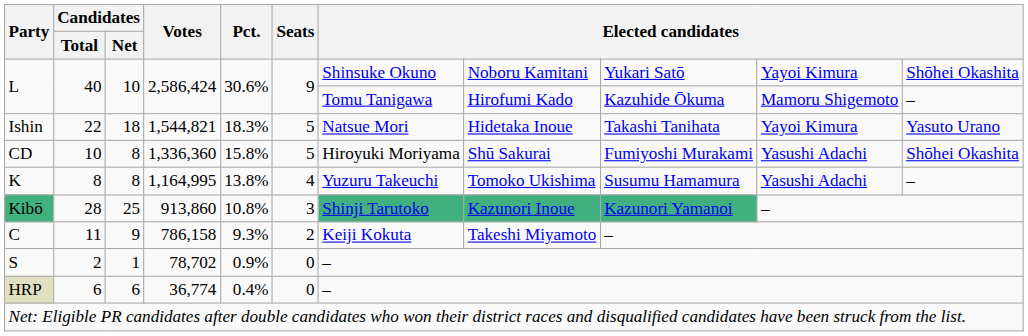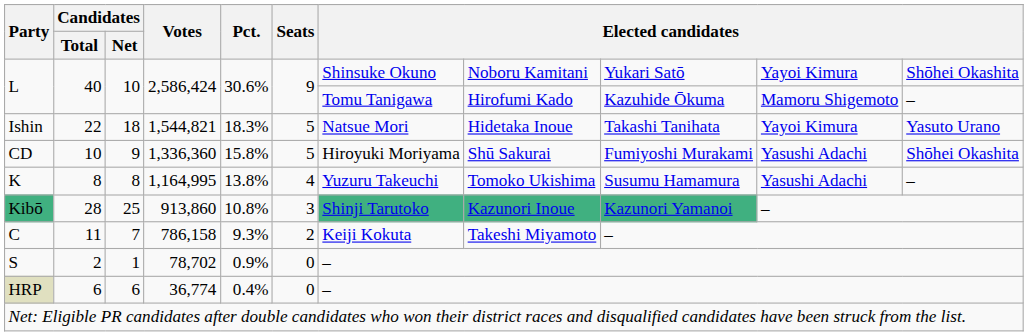(136, 153) 8 -> (136, 153) 9
(136, 235) 9 -> (136, 235) 7
